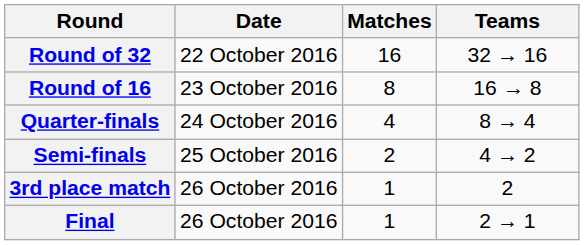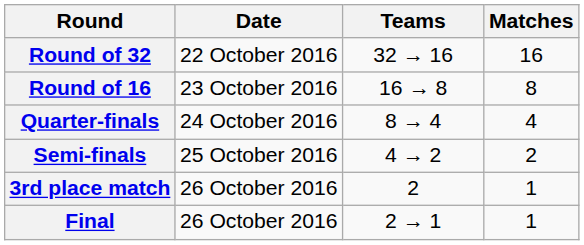columns swapped: (389, 21) <-> (507, 21)
